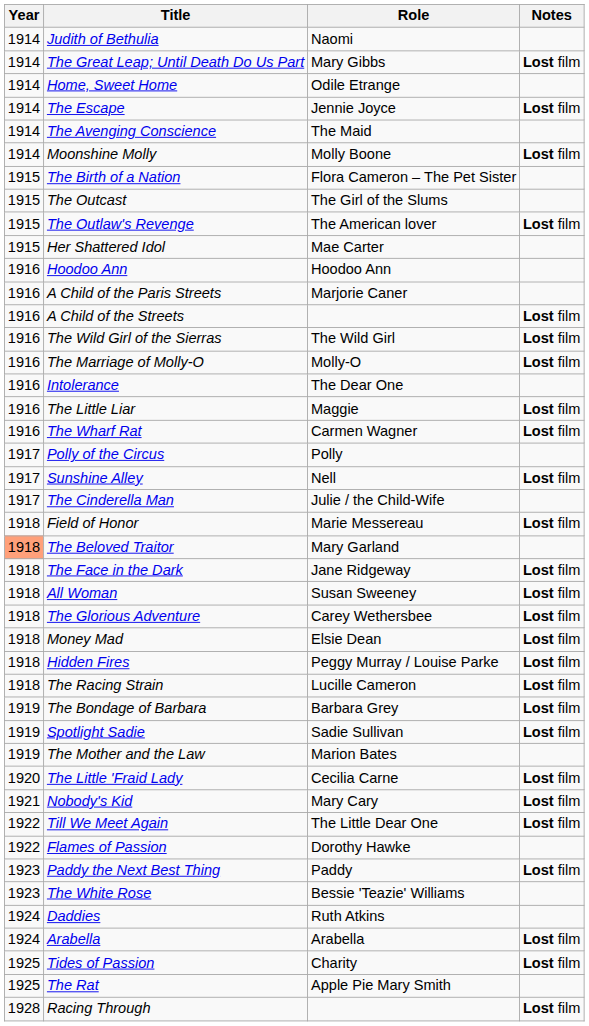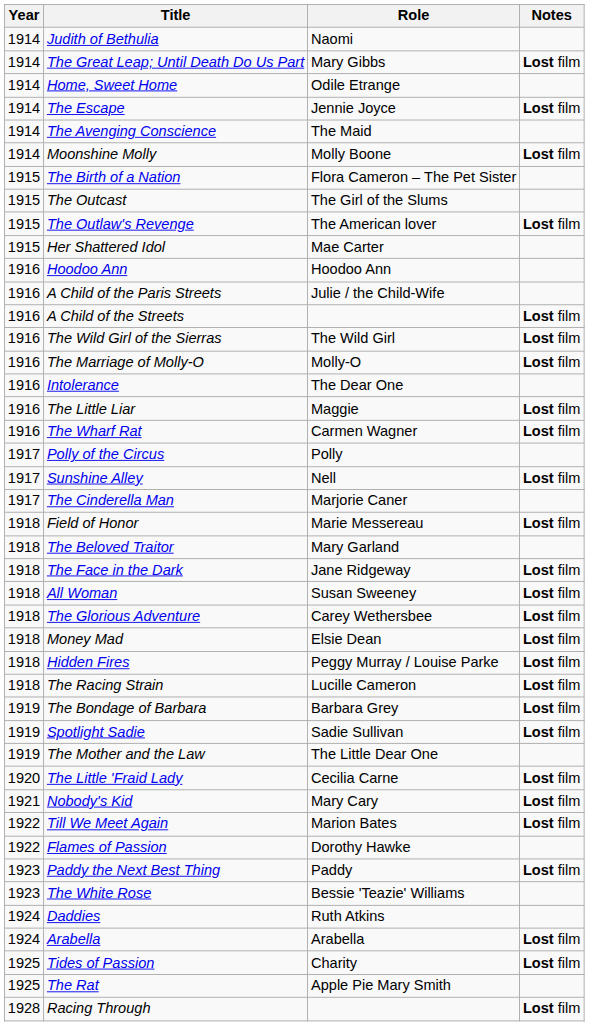(359, 293) Marjorie Caner -> (378, 293) Julie / the Child-Wife
(378, 500) Julie / the Child-Wife -> (359, 500) Marjorie Caner
(24, 547) lightsalmon background -> (24, 547) no background
(354, 754) Marion Bates -> (374, 754) The Little Dear One
(374, 824) The Little Dear One -> (354, 824) Marion Bates
